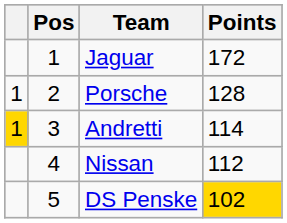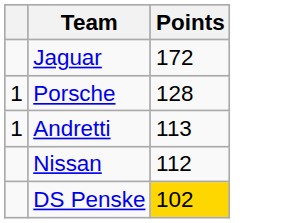- column: (54, 22)
(16, 128) gold background -> (16, 128) no background
(226, 128) 114 -> (174, 128) 113
